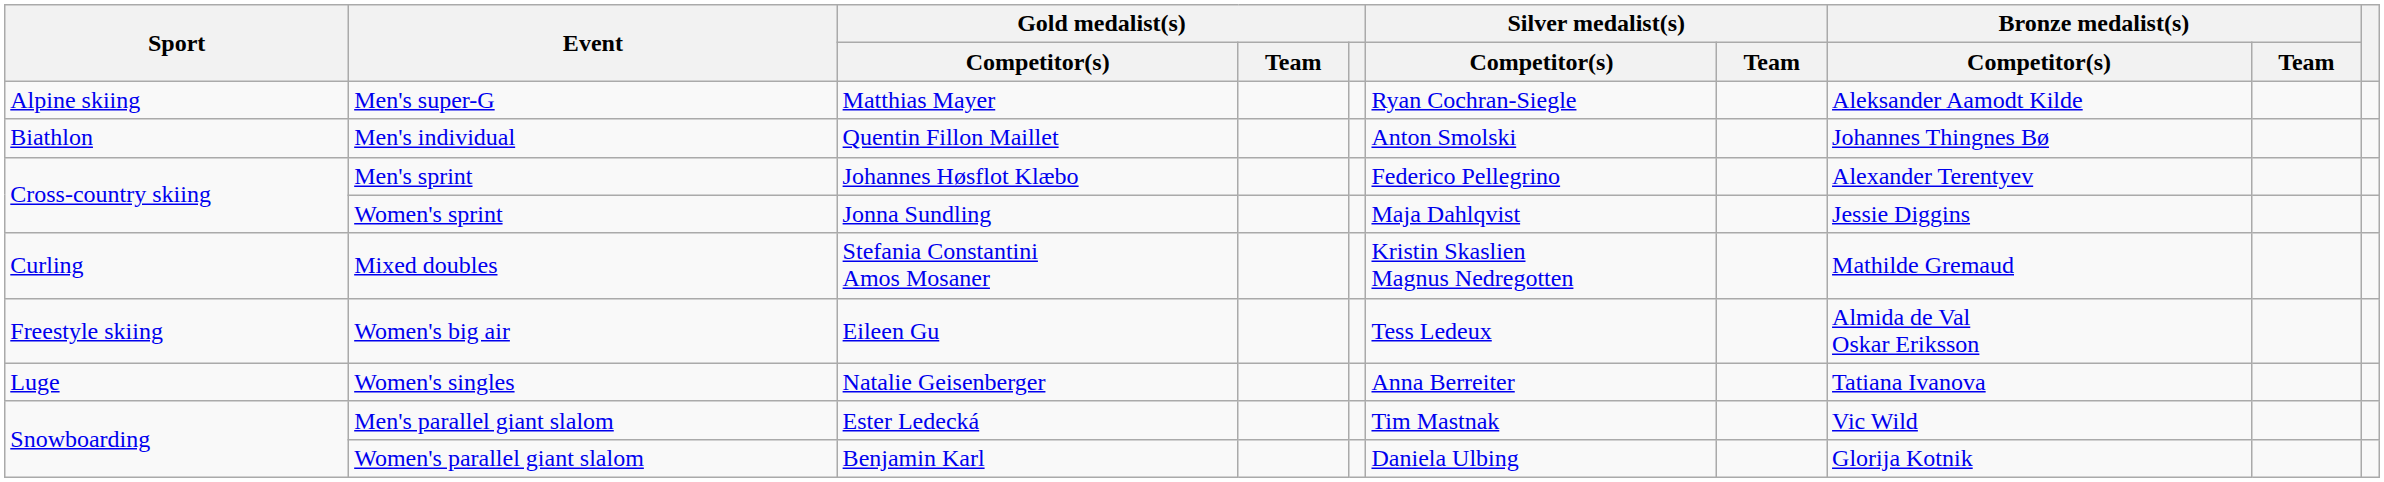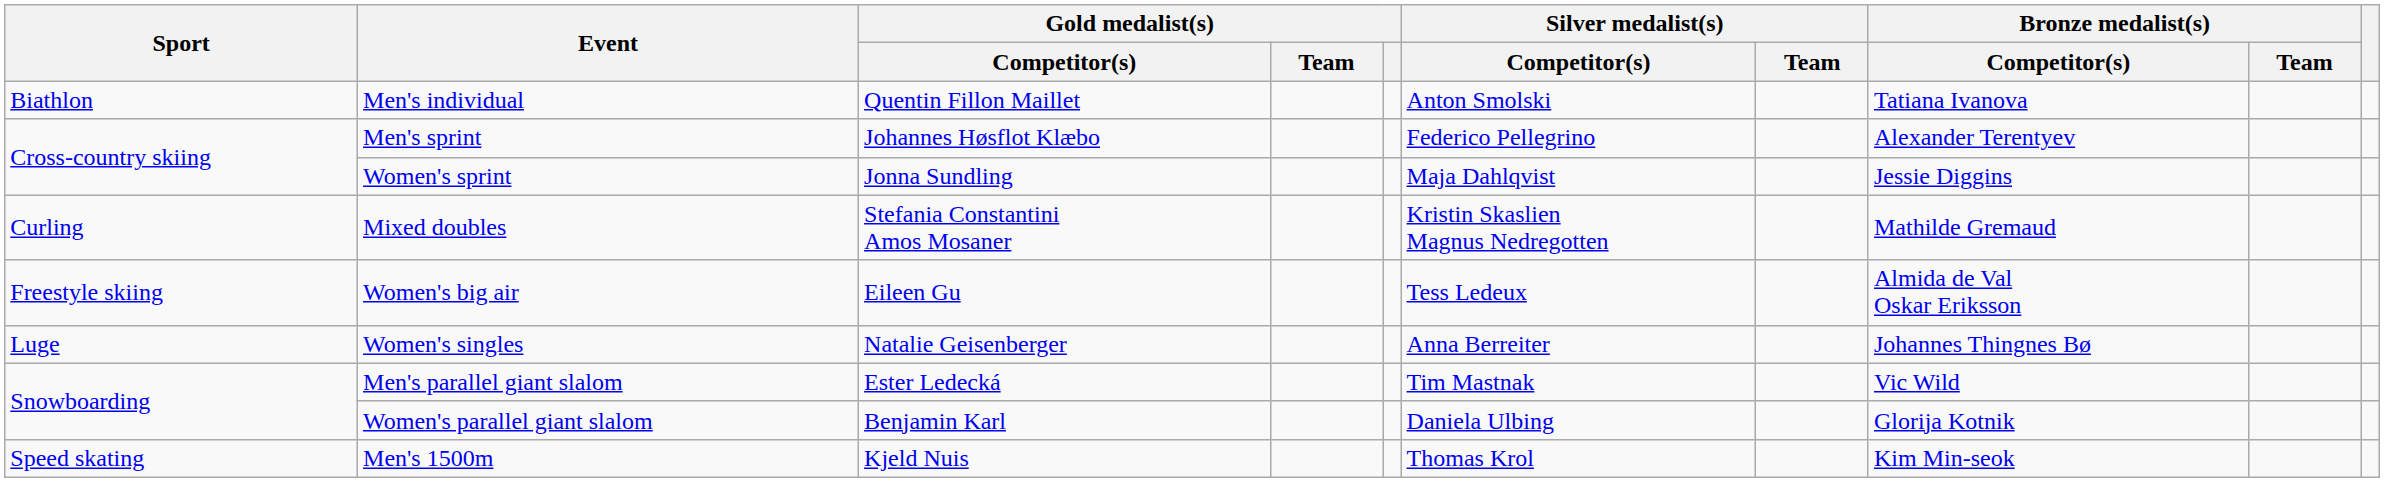- row: (424, 99)
(1940, 137) Johannes Thingnes Bø -> (1951, 99) Tatiana Ivanova
(1909, 382) Tatiana Ivanova -> (1982, 343) Johannes Thingnes Bø
+ row: (428, 458)
